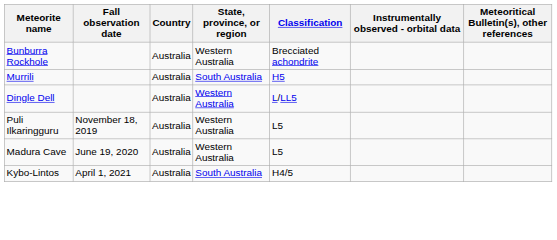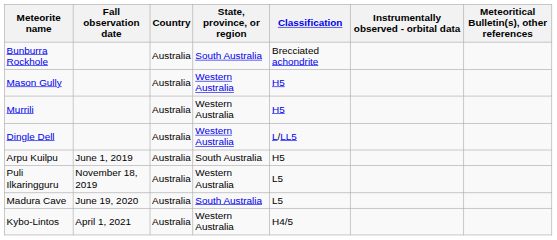(215, 55) Western Australia -> (229, 55) South Australia
+ row: (34, 82)
(229, 77) South Australia -> (215, 109) Western Australia
+ row: (32, 157)
(215, 152) Western Australia -> (229, 200) South Australia
(229, 173) South Australia -> (215, 221) Western Australia
